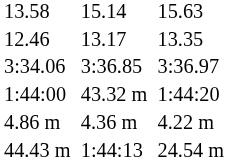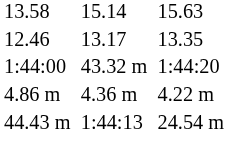- row: (35, 66)
